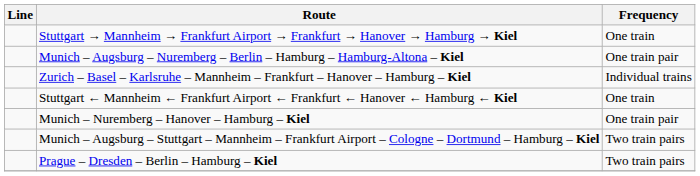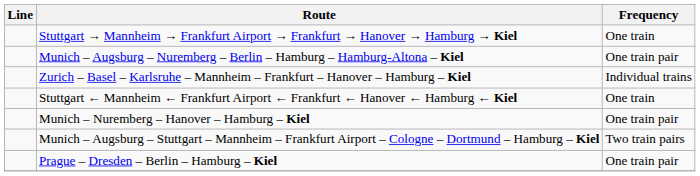(645, 160) Two train pairs -> (642, 160) One train pair
